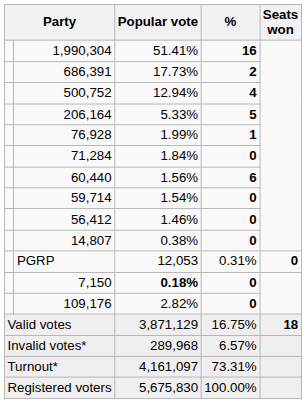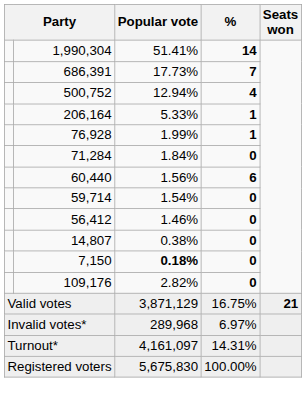(249, 51) 16 -> (249, 51) 14
(253, 72) 2 -> (253, 72) 7
(253, 114) 5 -> (253, 114) 1
- row: (36, 261)
(291, 324) 18 -> (291, 303) 21
(238, 345) 6.57% -> (238, 324) 6.97%
(234, 366) 73.31% -> (234, 345) 14.31%
